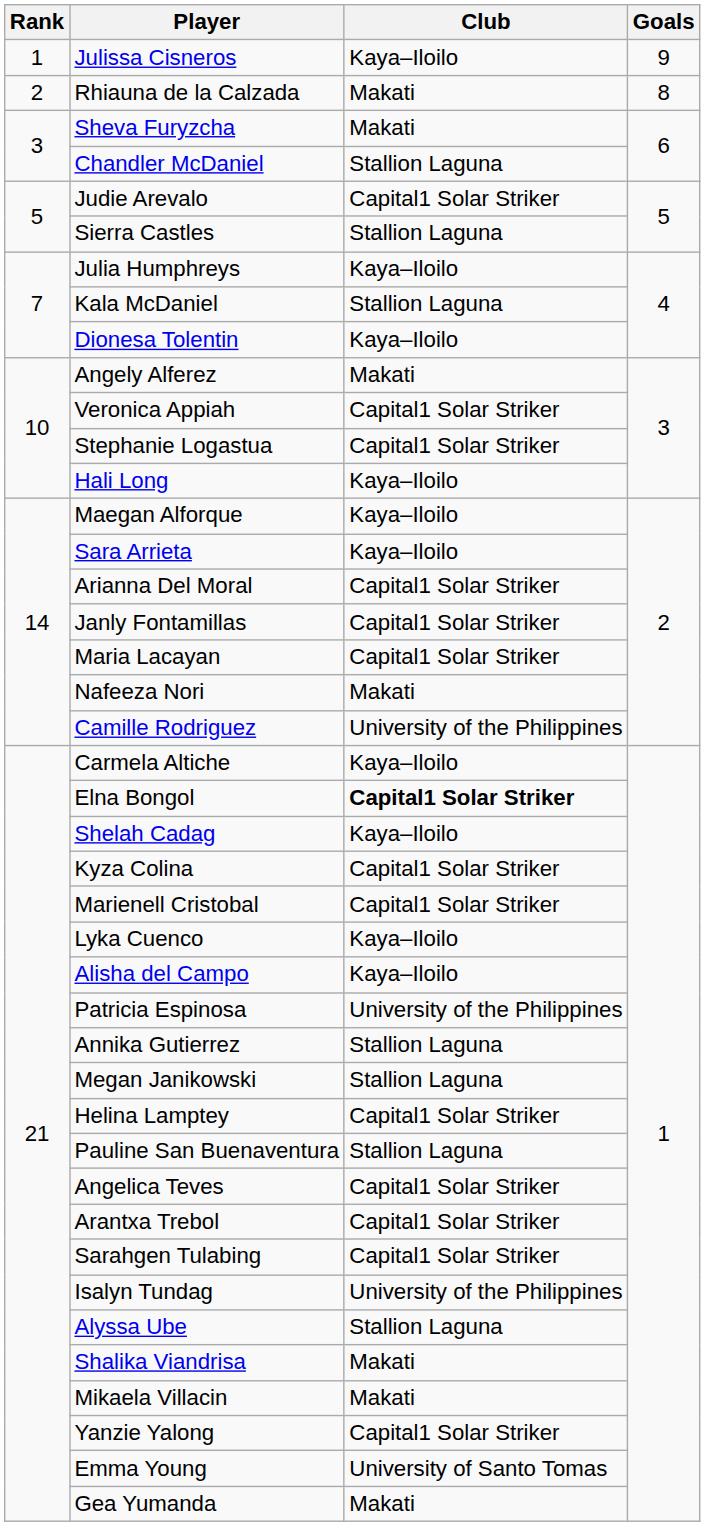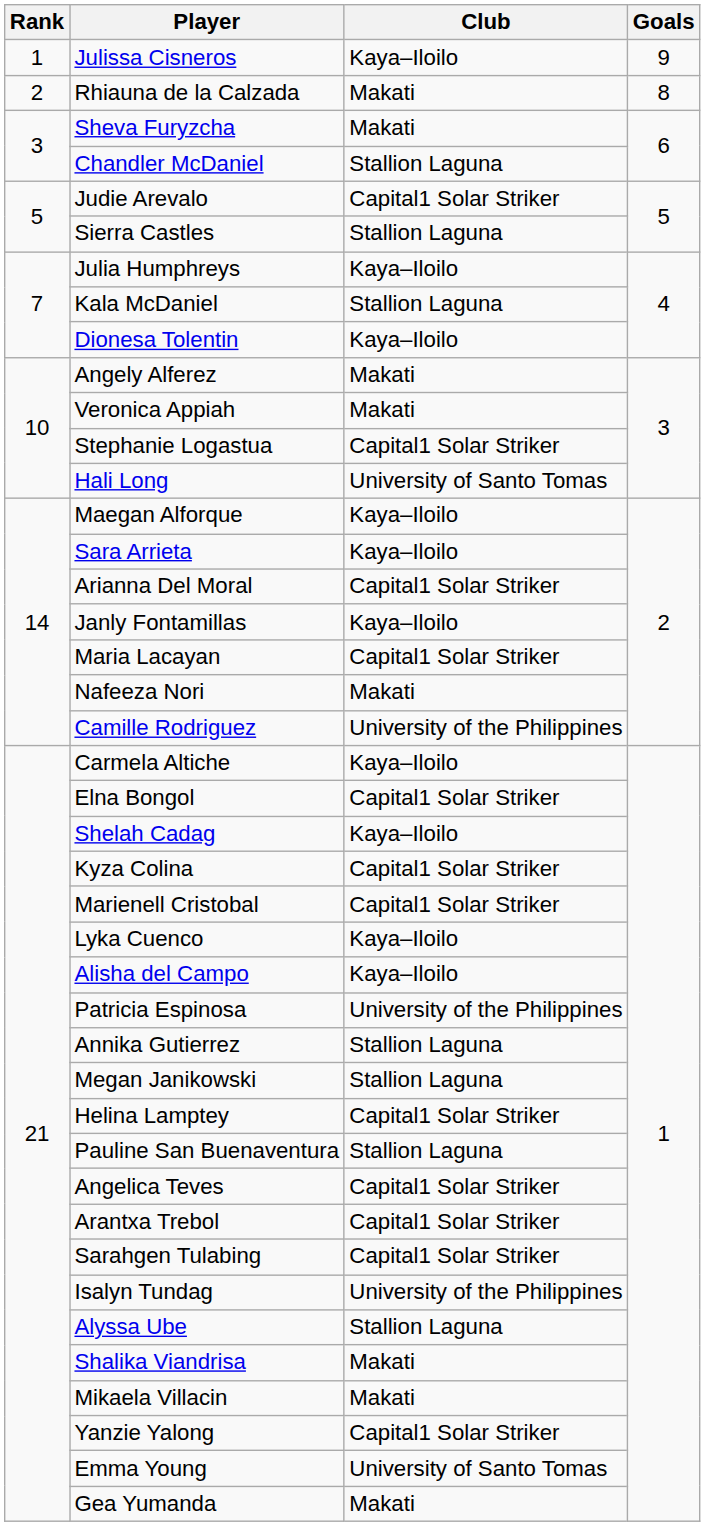(454, 410) Capital1 Solar Striker -> (382, 410) Makati
(404, 480) Kaya–Iloilo -> (478, 480) University of Santo Tomas
(454, 621) Capital1 Solar Striker -> (404, 621) Kaya–Iloilo
(462, 798) bold -> (454, 798) normal
